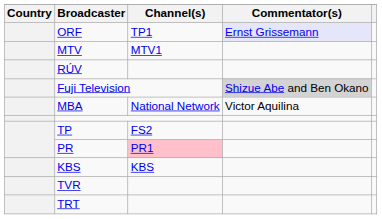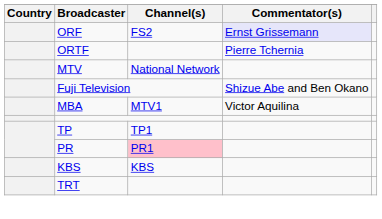(141, 32) TP1 -> (141, 32) FS2
+ row: (73, 50)
(146, 50) MTV1 -> (175, 69) National Network
- row: (70, 69)
(297, 87) lightgrey background -> (297, 87) no background
(175, 106) National Network -> (146, 106) MTV1
(141, 130) FS2 -> (141, 130) TP1
- row: (69, 185)
